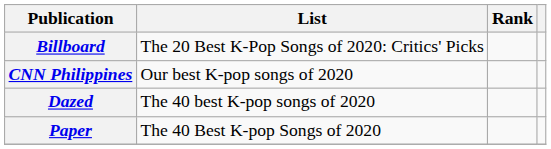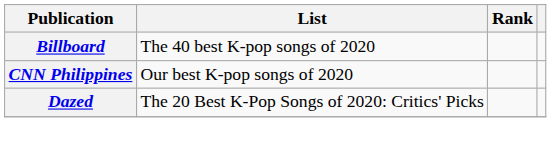(312, 46) The 20 Best K-Pop Songs of 2020: Critics' Picks -> (258, 46) The 40 best K-pop songs of 2020
(258, 102) The 40 best K-pop songs of 2020 -> (312, 102) The 20 Best K-Pop Songs of 2020: Critics' Picks
- row: (70, 130)
